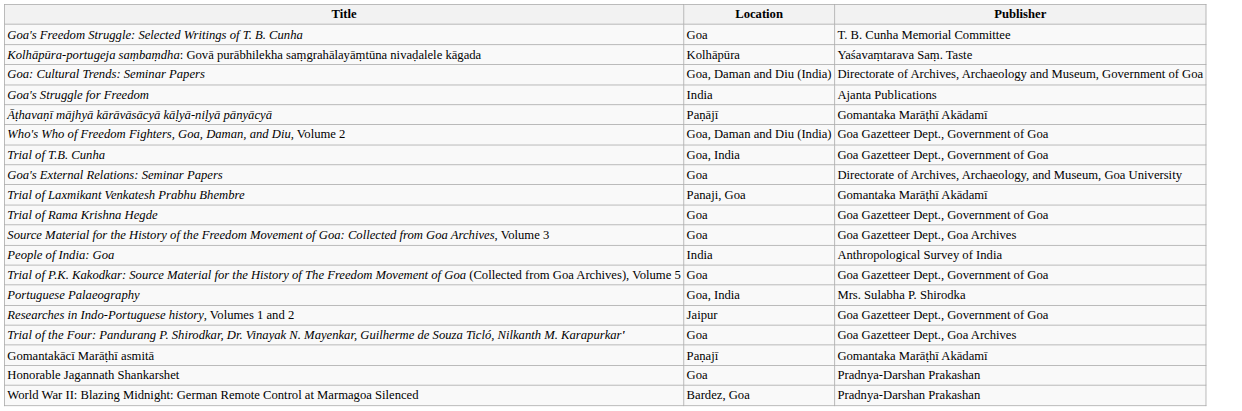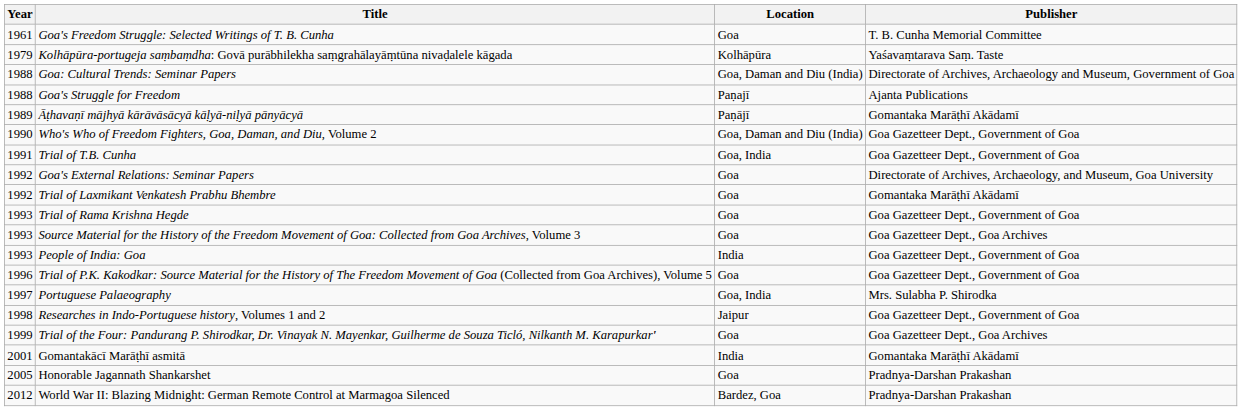+ column: (20, 14)
(700, 94) India -> (734, 94) Paṇajī
(716, 194) Panaji, Goa -> (728, 194) Goa
(920, 255) Anthropological Survey of India -> (974, 255) Goa Gazetteer Dept., Government of Goa
(702, 355) Paṇajī -> (731, 355) India
